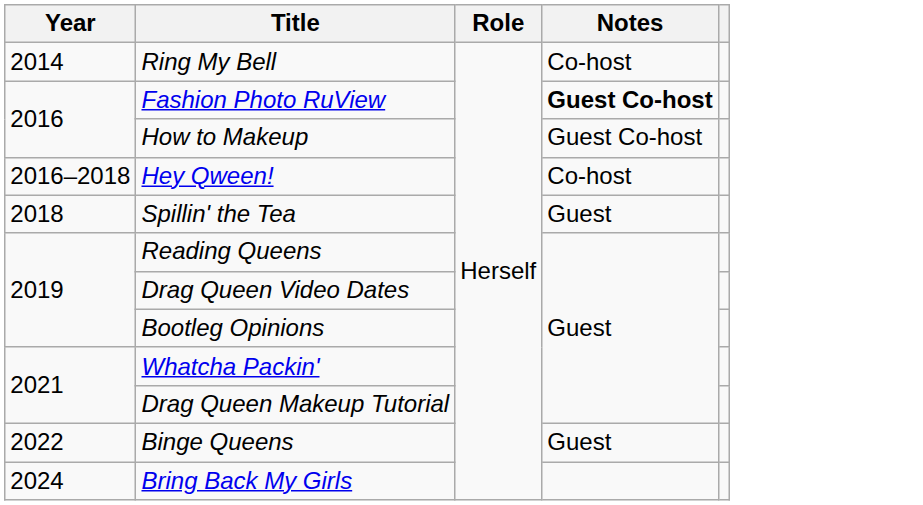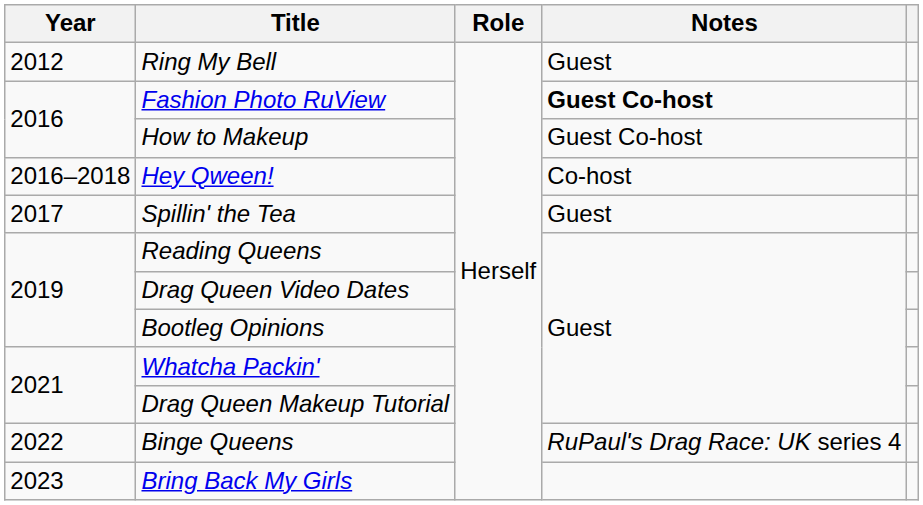(37, 61) 2014 -> (37, 61) 2012
(589, 61) Co-host -> (579, 61) Guest
(37, 213) 2018 -> (37, 213) 2017
(579, 442) Guest -> (724, 442) RuPaul's Drag Race: UK series 4
(37, 480) 2024 -> (37, 480) 2023
